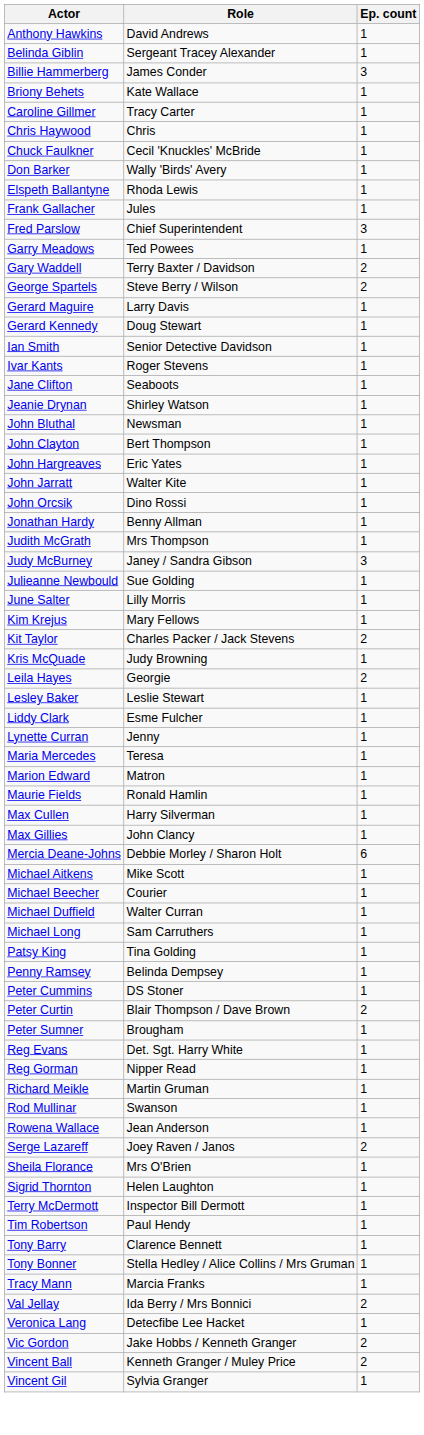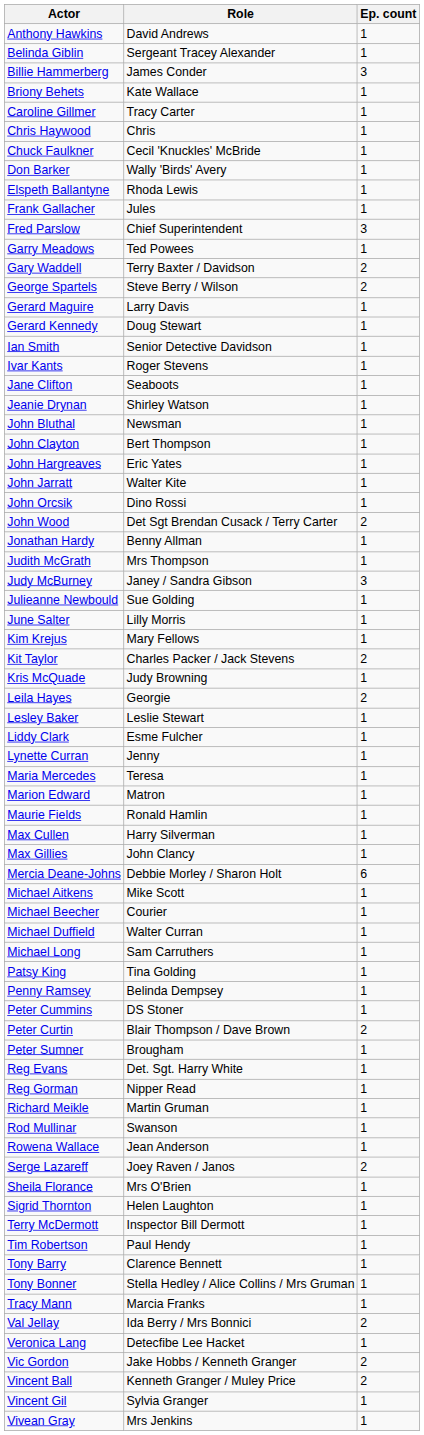+ row: (38, 522)
+ row: (41, 1421)
